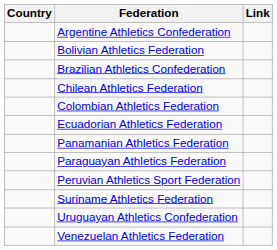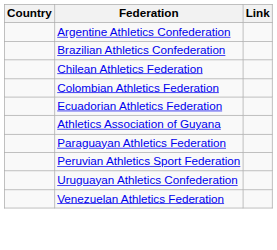- row: (131, 50)
+ row: (139, 124)
- row: (143, 143)
- row: (135, 198)
